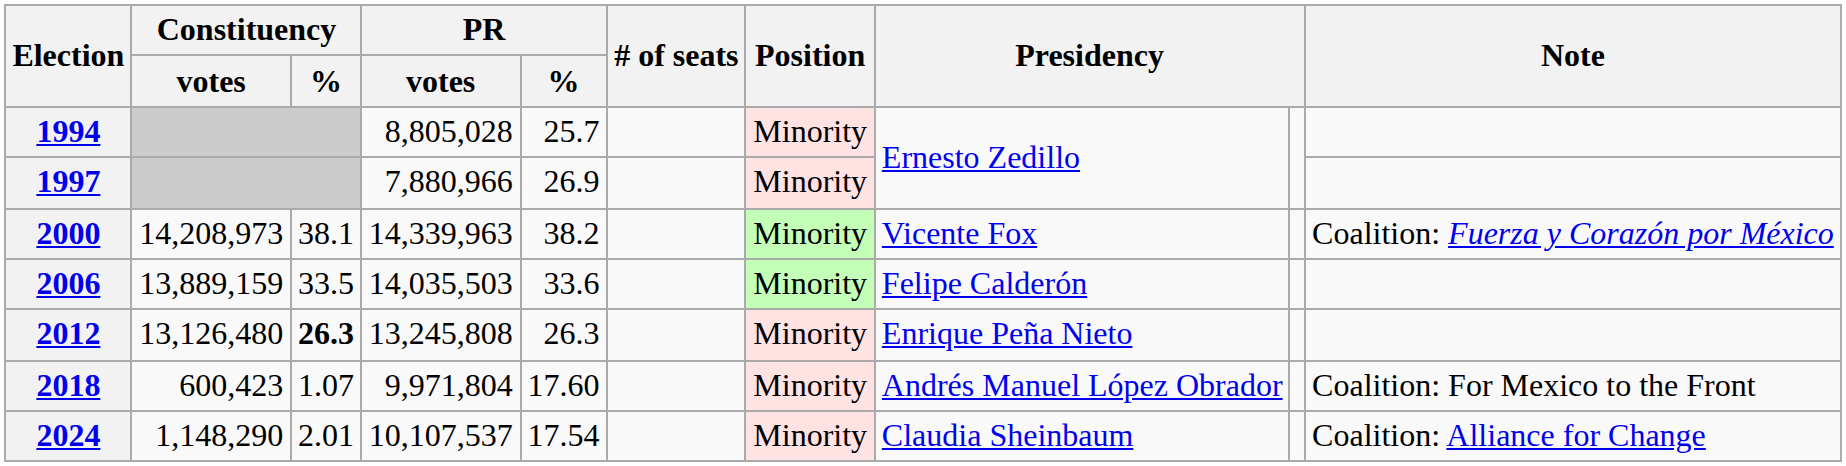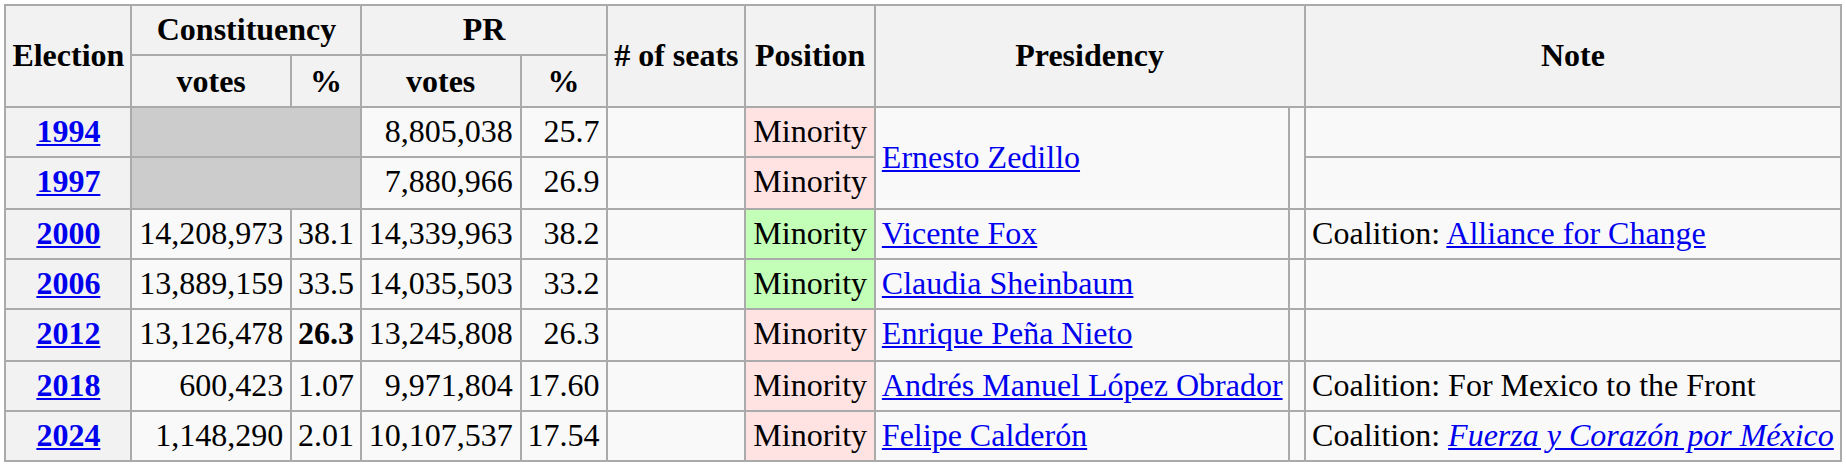(449, 131) 8,805,028 -> (449, 131) 8,805,038
(1573, 232) Coalition: Fuerza y Corazón por México -> (1509, 232) Coalition: Alliance for Change
(571, 283) 33.6 -> (571, 283) 33.2
(984, 283) Felipe Calderón -> (1008, 283) Claudia Sheinbaum
(211, 334) 13,126,480 -> (211, 334) 13,126,478
(1008, 435) Claudia Sheinbaum -> (984, 435) Felipe Calderón
(1509, 435) Coalition: Alliance for Change -> (1573, 435) Coalition: Fuerza y Corazón por México
